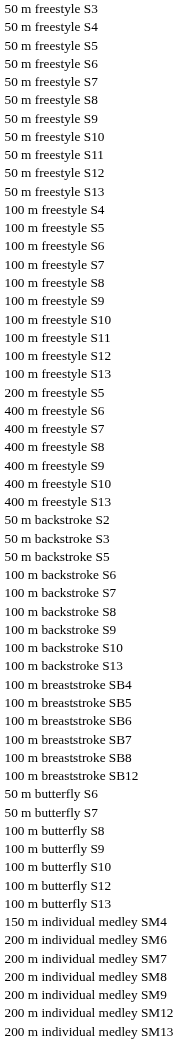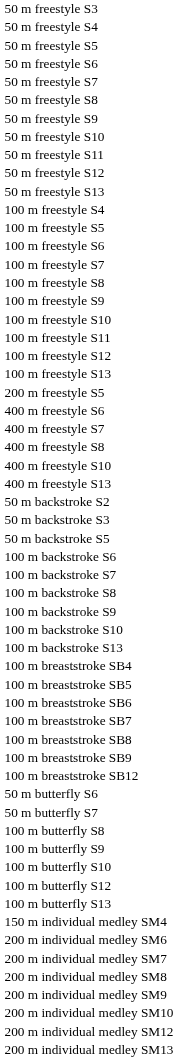- row: (54, 465)
+ row: (68, 757)
+ row: (89, 1013)
